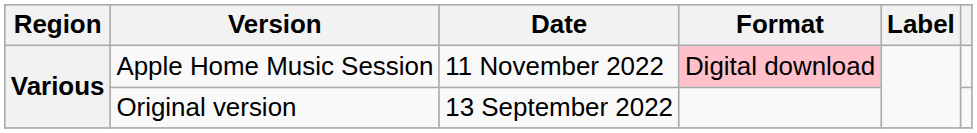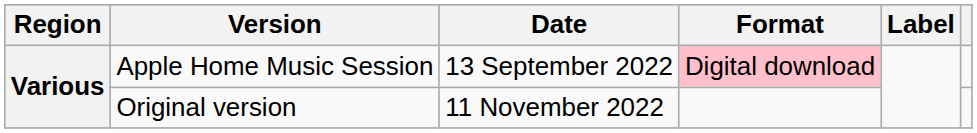(555, 66) 11 November 2022 -> (559, 66) 13 September 2022
(559, 107) 13 September 2022 -> (555, 107) 11 November 2022
